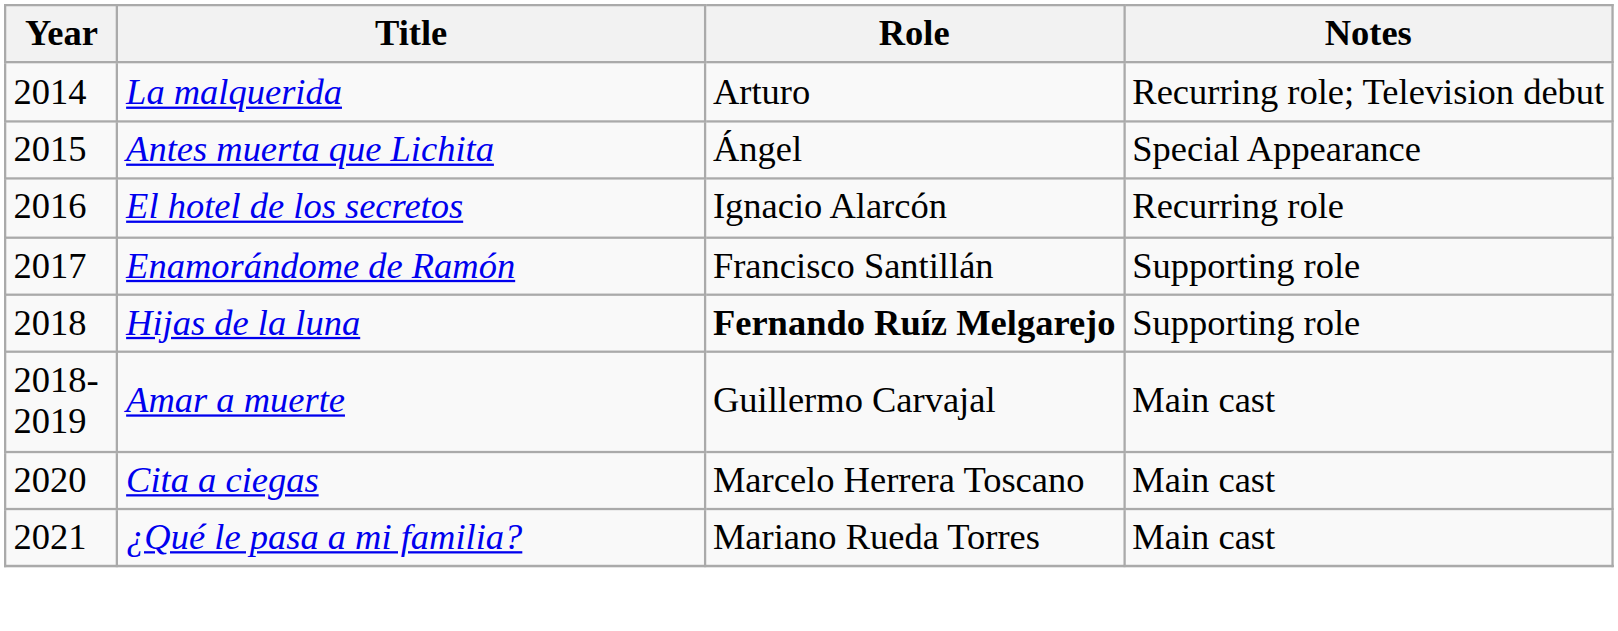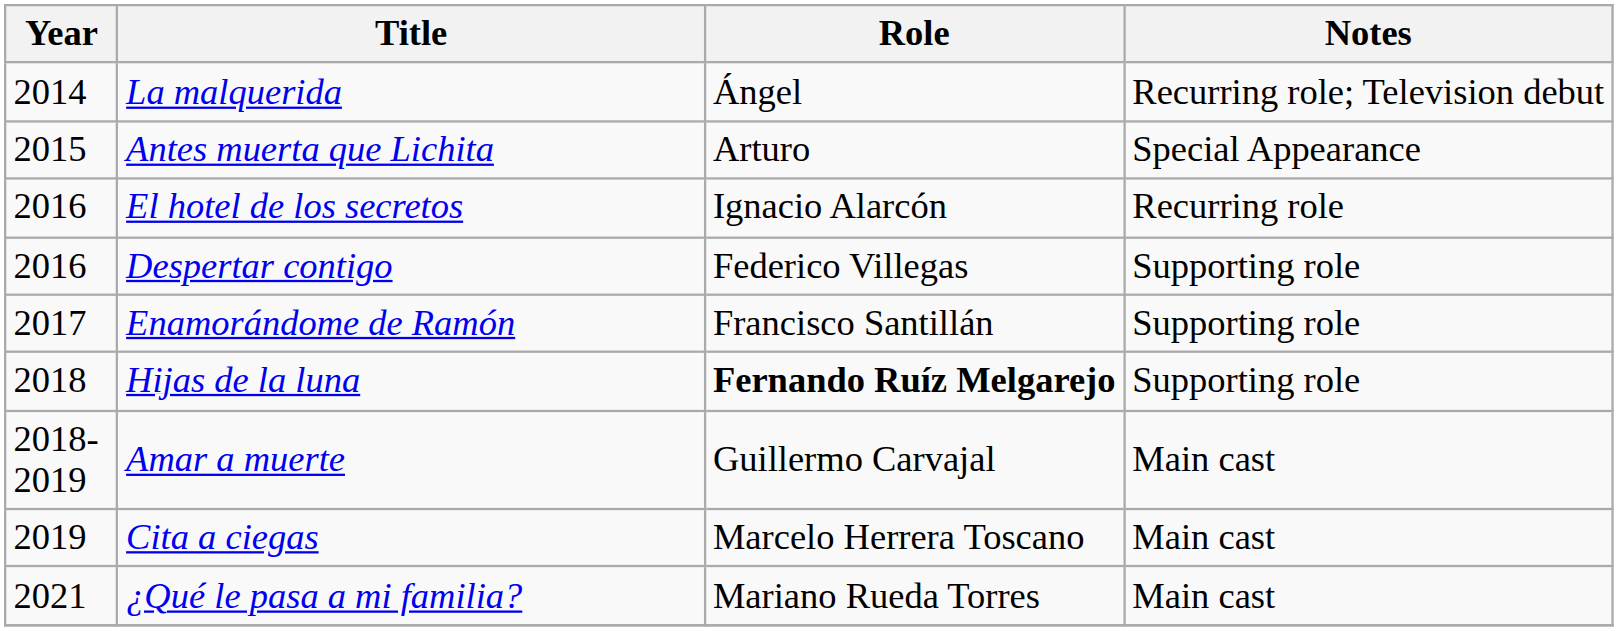(762, 91) Arturo -> (758, 91) Ángel
(758, 149) Ángel -> (762, 149) Arturo
+ row: (259, 264)
(50, 479) 2020 -> (50, 537) 2019
